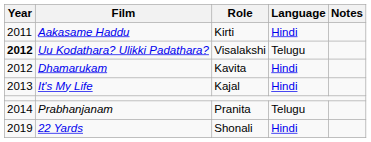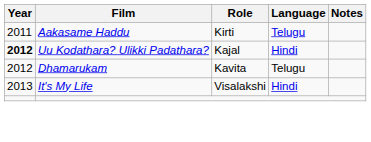(284, 31) Hindi -> (288, 31) Telugu
(240, 50) Visalakshi -> (227, 50) Kajal
(288, 50) Telugu -> (284, 50) Hindi
(284, 68) Hindi -> (288, 68) Telugu
(227, 86) Kajal -> (240, 86) Visalakshi
- row: (75, 110)
- row: (60, 128)
